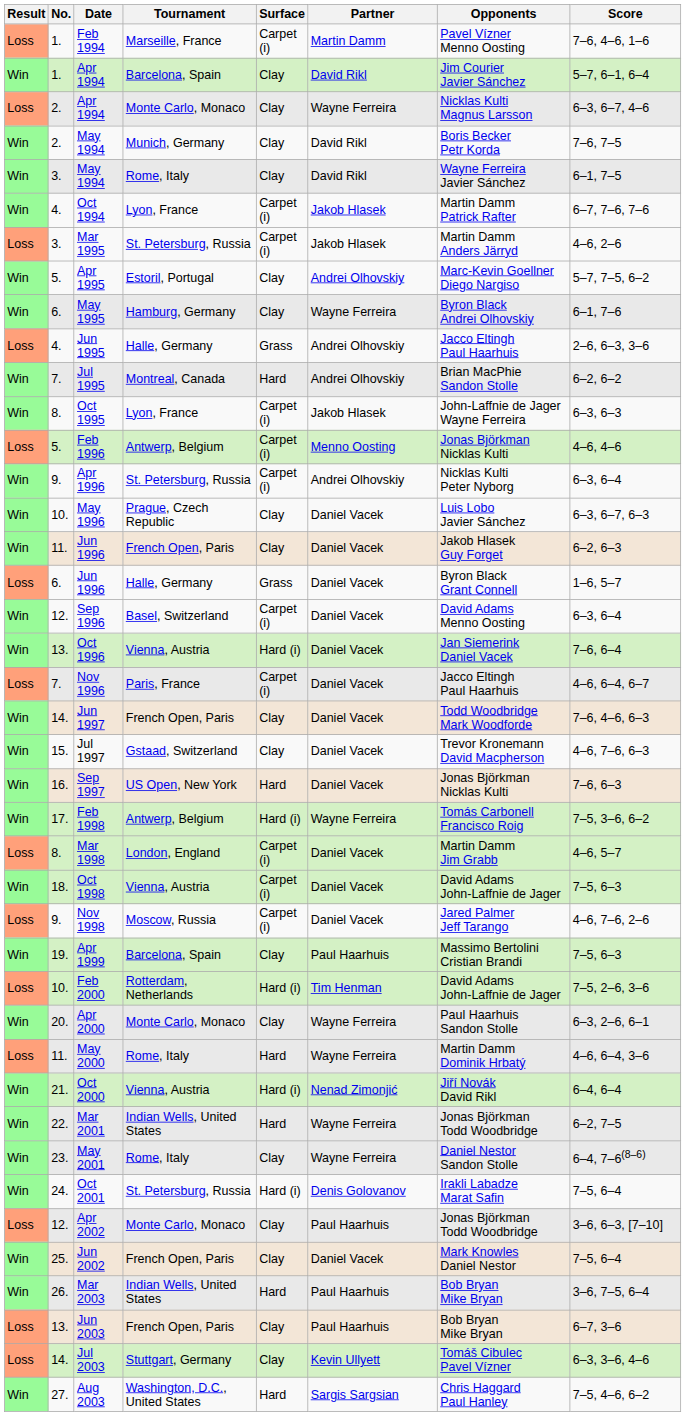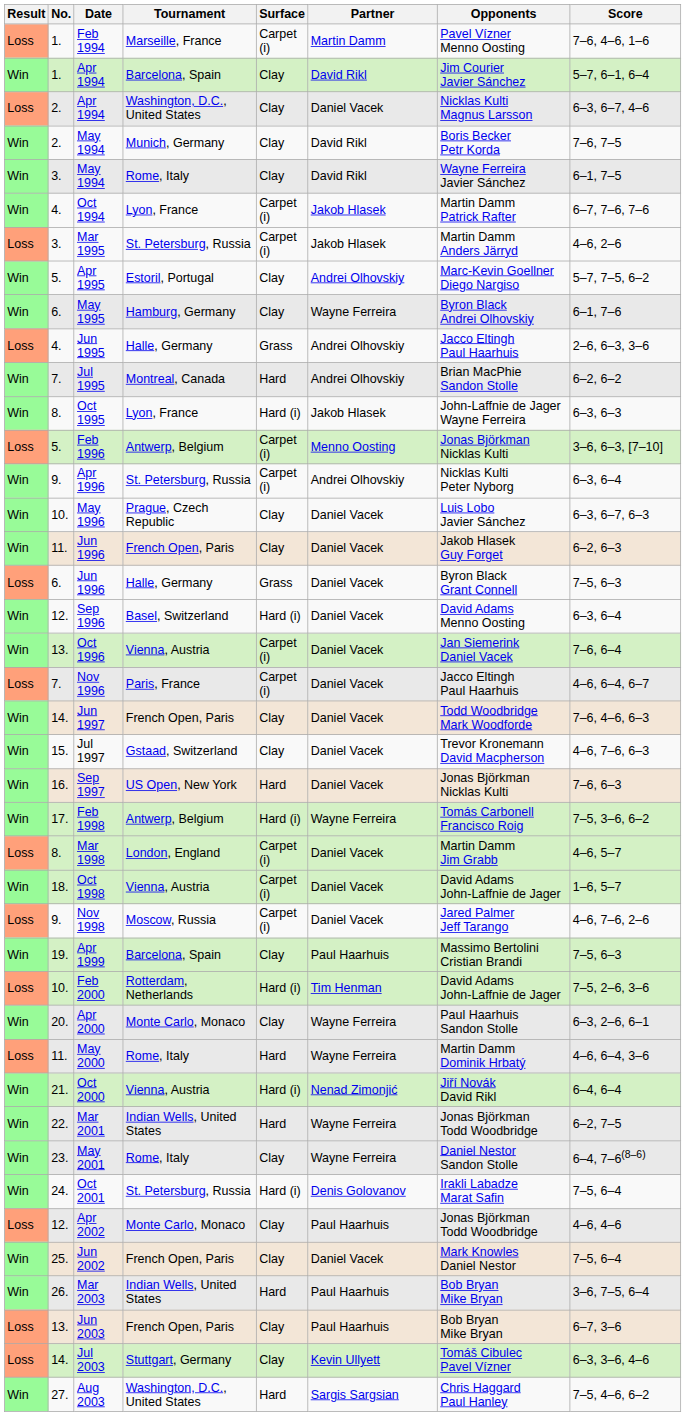(185, 108) Monte Carlo, Monaco -> (176, 108) Washington, D.C., United States
(353, 108) Wayne Ferreira -> (347, 108) Daniel Vacek
(278, 413) Carpet (i) -> (280, 413) Hard (i)
(597, 447) 4–6, 4–6 -> (618, 447) 3–6, 6–3, [7–10]
(597, 582) 1–6, 5–7 -> (597, 582) 7–5, 6–3
(278, 616) Carpet (i) -> (280, 616) Hard (i)
(280, 650) Hard (i) -> (278, 650) Carpet (i)
(597, 887) 7–5, 6–3 -> (597, 887) 1–6, 5–7
(618, 1225) 3–6, 6–3, [7–10] -> (597, 1225) 4–6, 4–6
